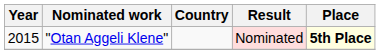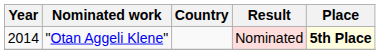(23, 37) 2015 -> (23, 37) 2014
